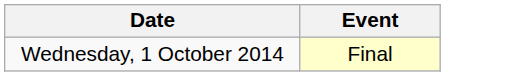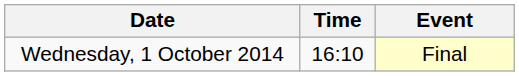+ column: (338, 20)
